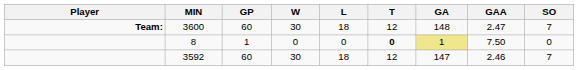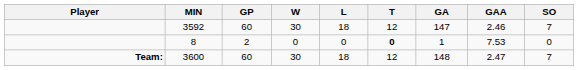rows swapped: (193, 57) <-> (193, 27)
(247, 42) 1 -> (247, 42) 2
(442, 42) khaki background -> (442, 42) no background
(496, 42) 7.50 -> (496, 42) 7.53
